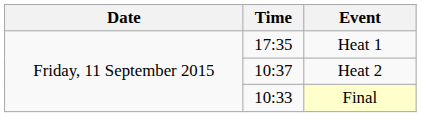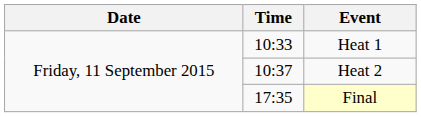(273, 44) 17:35 -> (273, 44) 10:33
(273, 97) 10:33 -> (273, 97) 17:35
